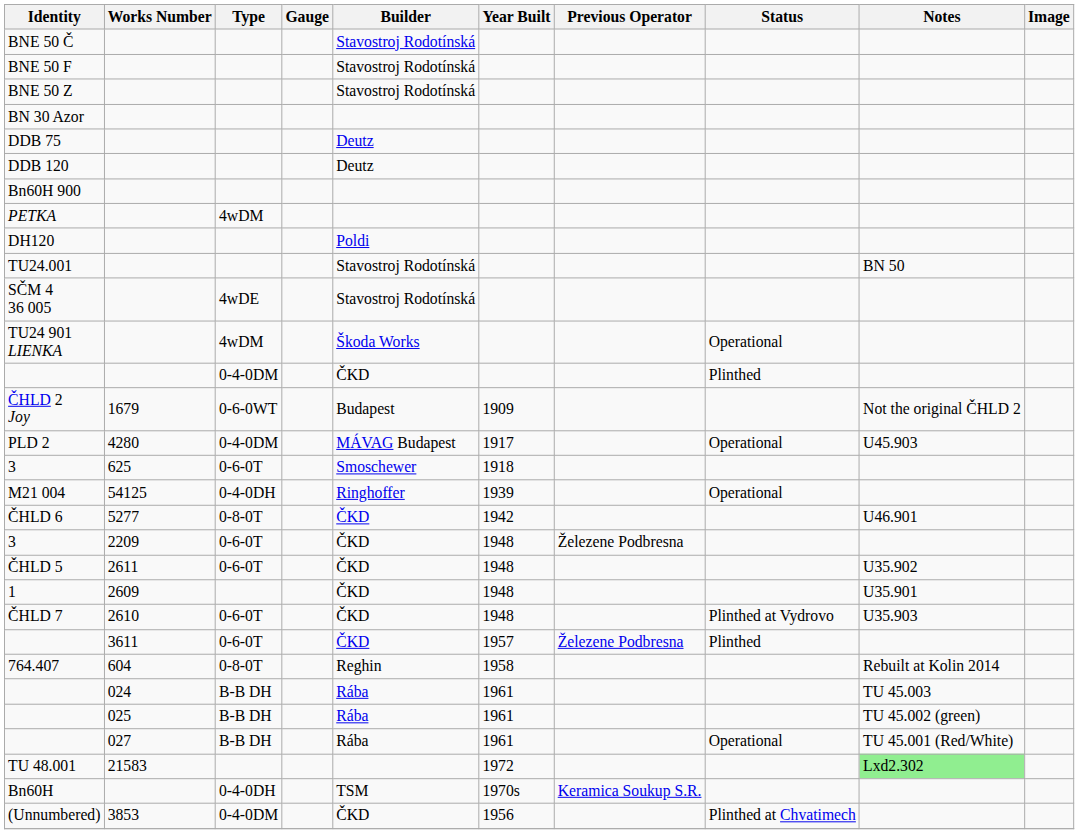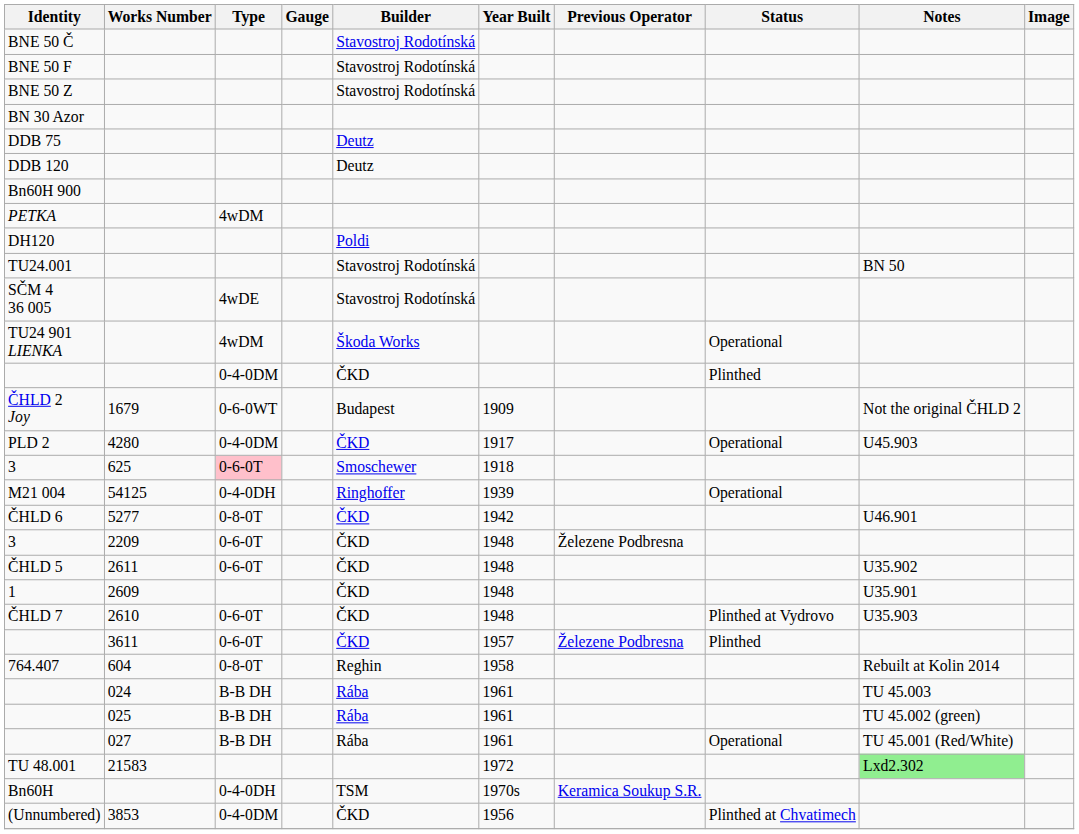(396, 442) MÁVAG Budapest -> (353, 442) ČKD
(241, 467) no background -> (241, 467) pink background
